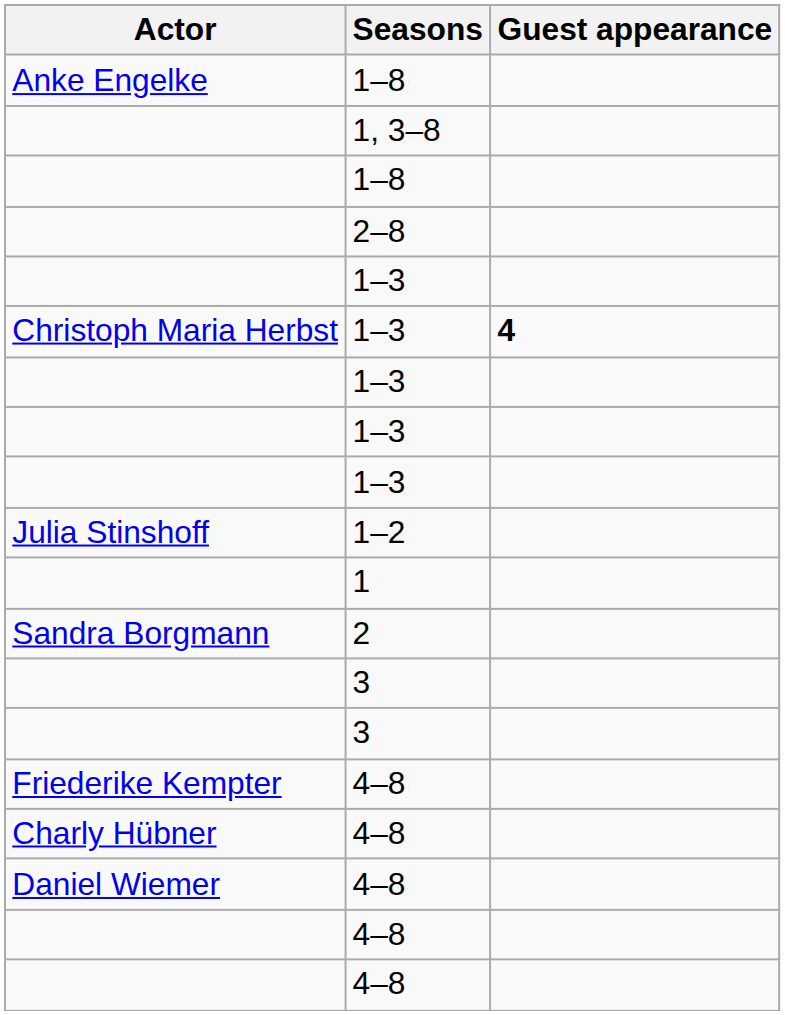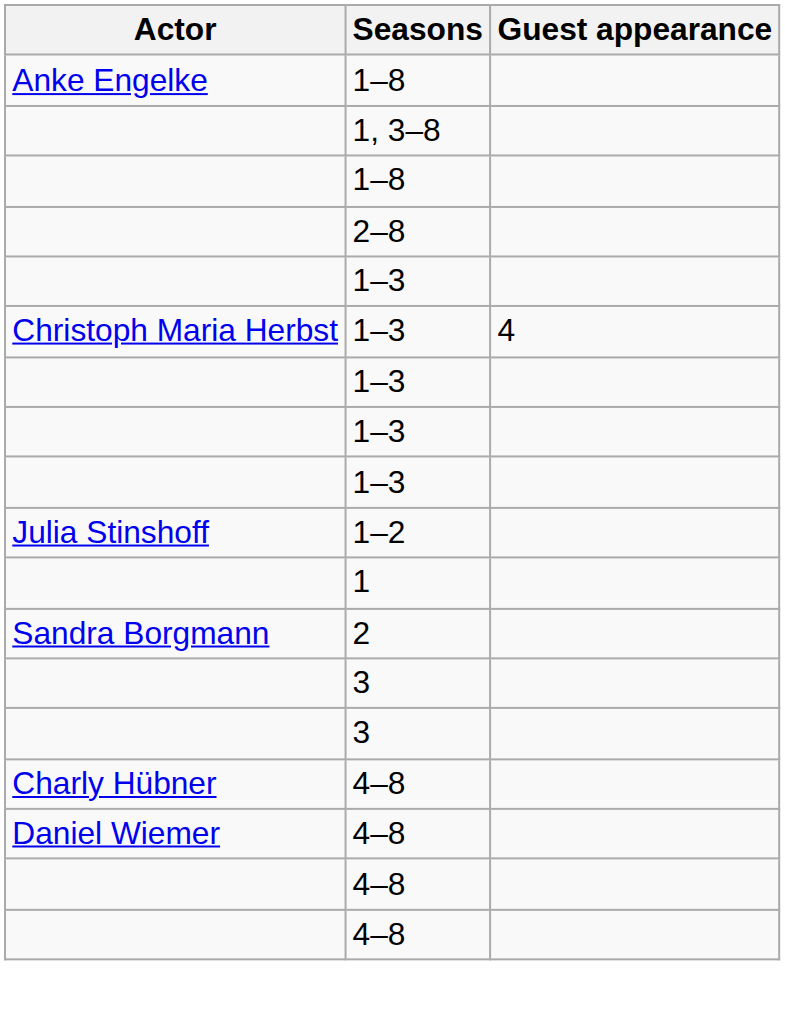(506, 331) bold -> (506, 331) normal
- row: (147, 783)
